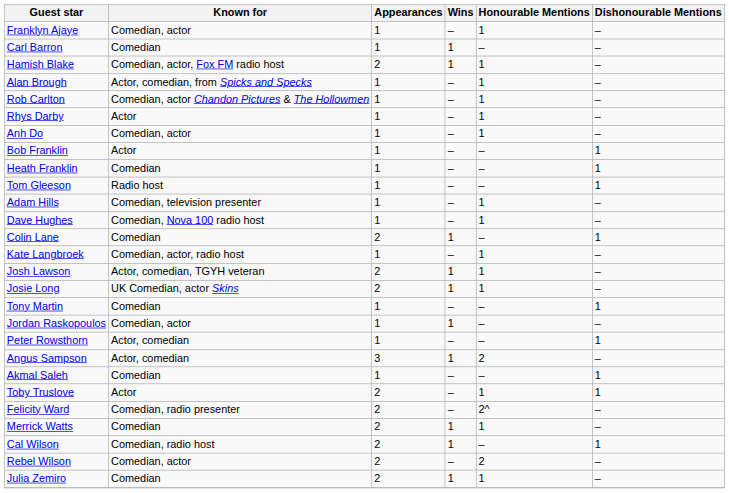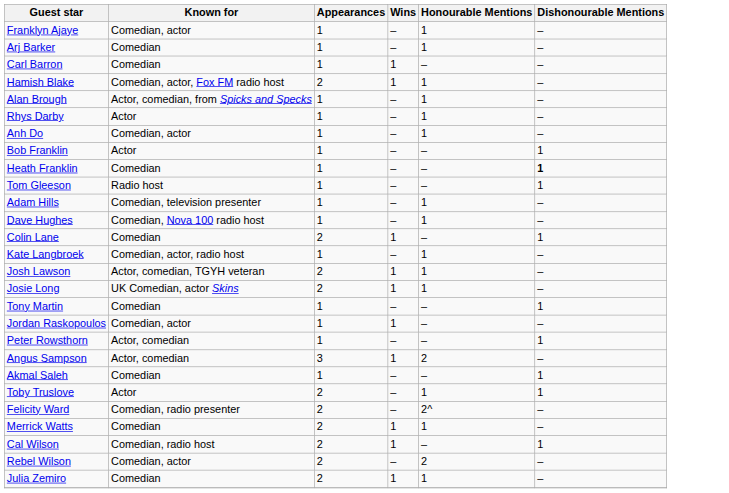+ row: (31, 47)
- row: (36, 99)
(598, 168) normal -> (540, 168) bold
